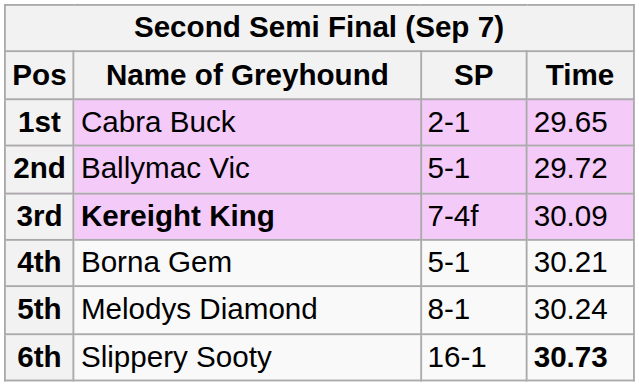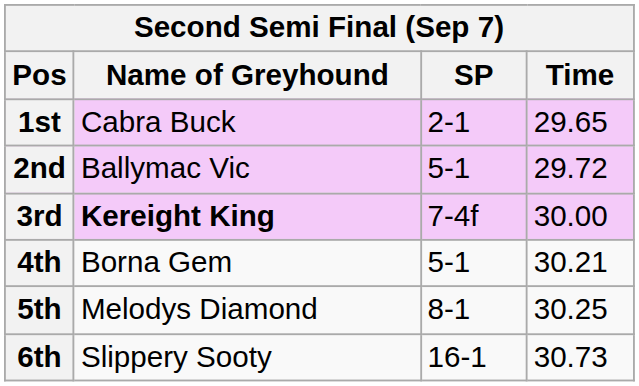(571, 215) 30.09 -> (571, 215) 30.00
(571, 309) 30.24 -> (571, 309) 30.25
(571, 356) bold -> (571, 356) normal
